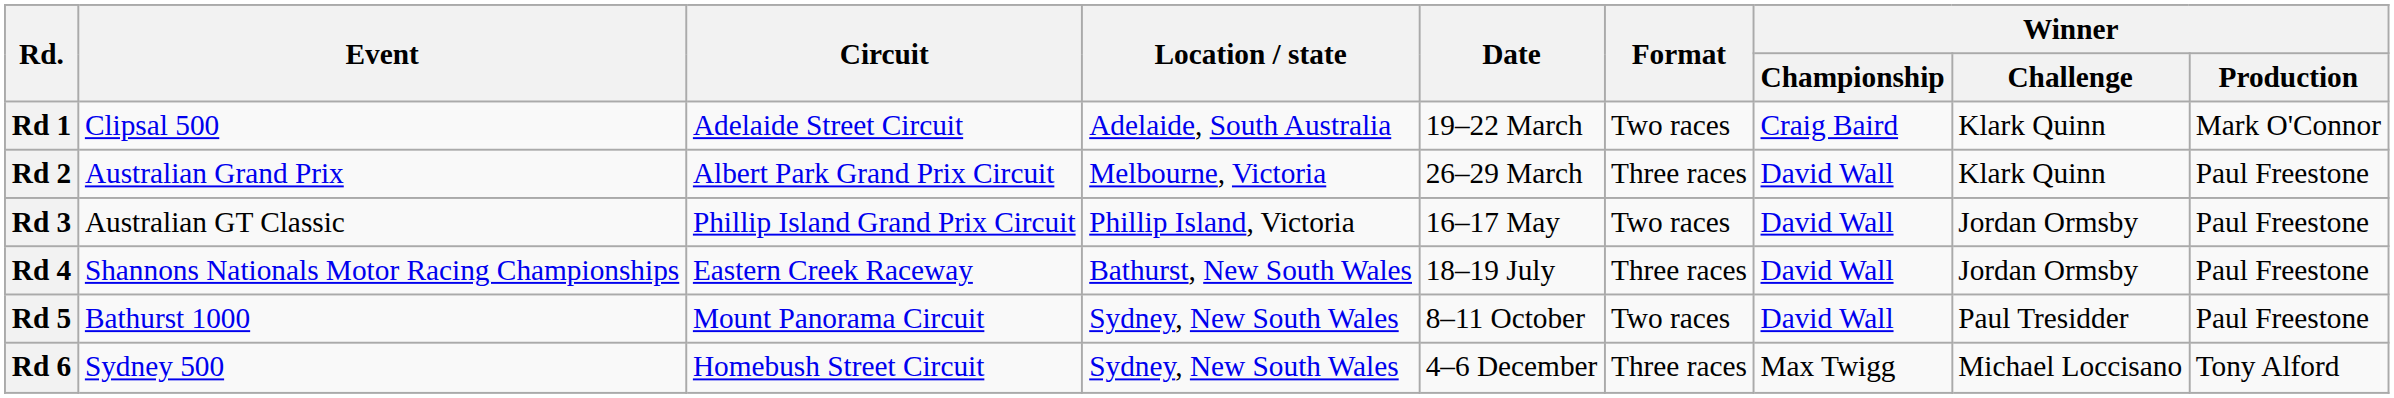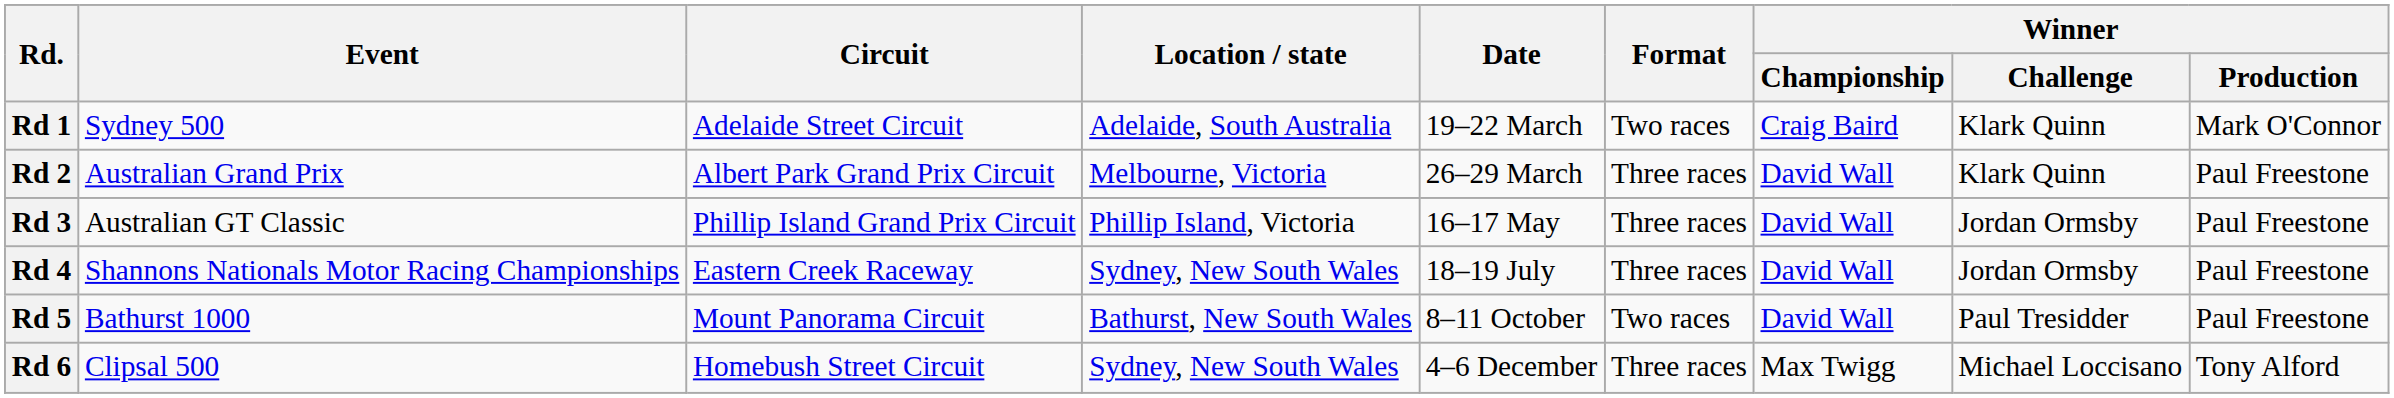(152, 125) Clipsal 500 -> (154, 125) Sydney 500
(1671, 222) Two races -> (1679, 222) Three races
(1251, 270) Bathurst, New South Wales -> (1244, 270) Sydney, New South Wales
(1244, 319) Sydney, New South Wales -> (1251, 319) Bathurst, New South Wales
(154, 367) Sydney 500 -> (152, 367) Clipsal 500
